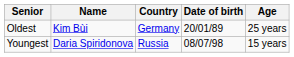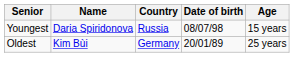rows swapped: (27, 44) <-> (21, 28)
